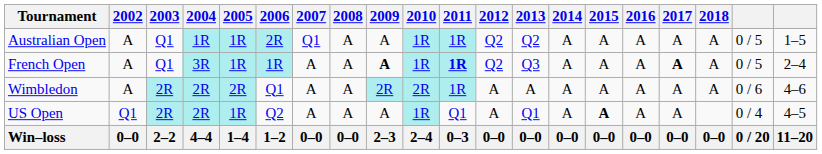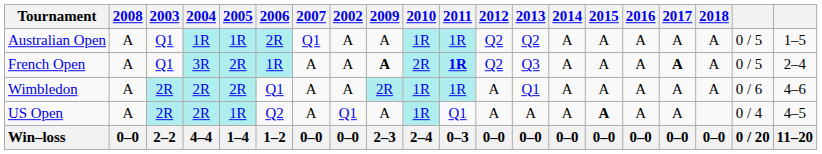columns swapped: (128, 16) <-> (348, 16)
(238, 64) 1R -> (238, 64) 2R
(421, 64) 1R -> (421, 64) 2R
(421, 88) 2R -> (421, 88) 1R
(531, 88) A -> (531, 88) Q1
(531, 112) Q1 -> (531, 112) A
